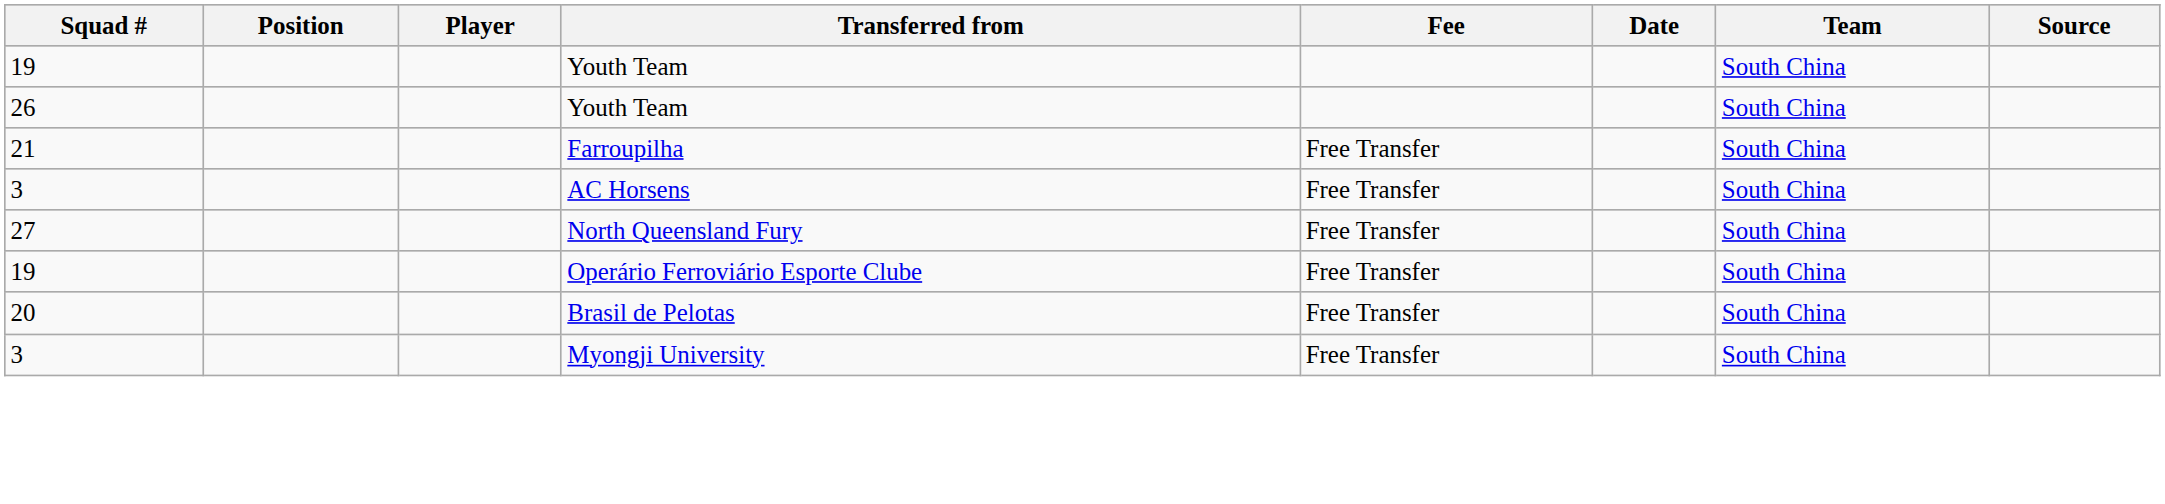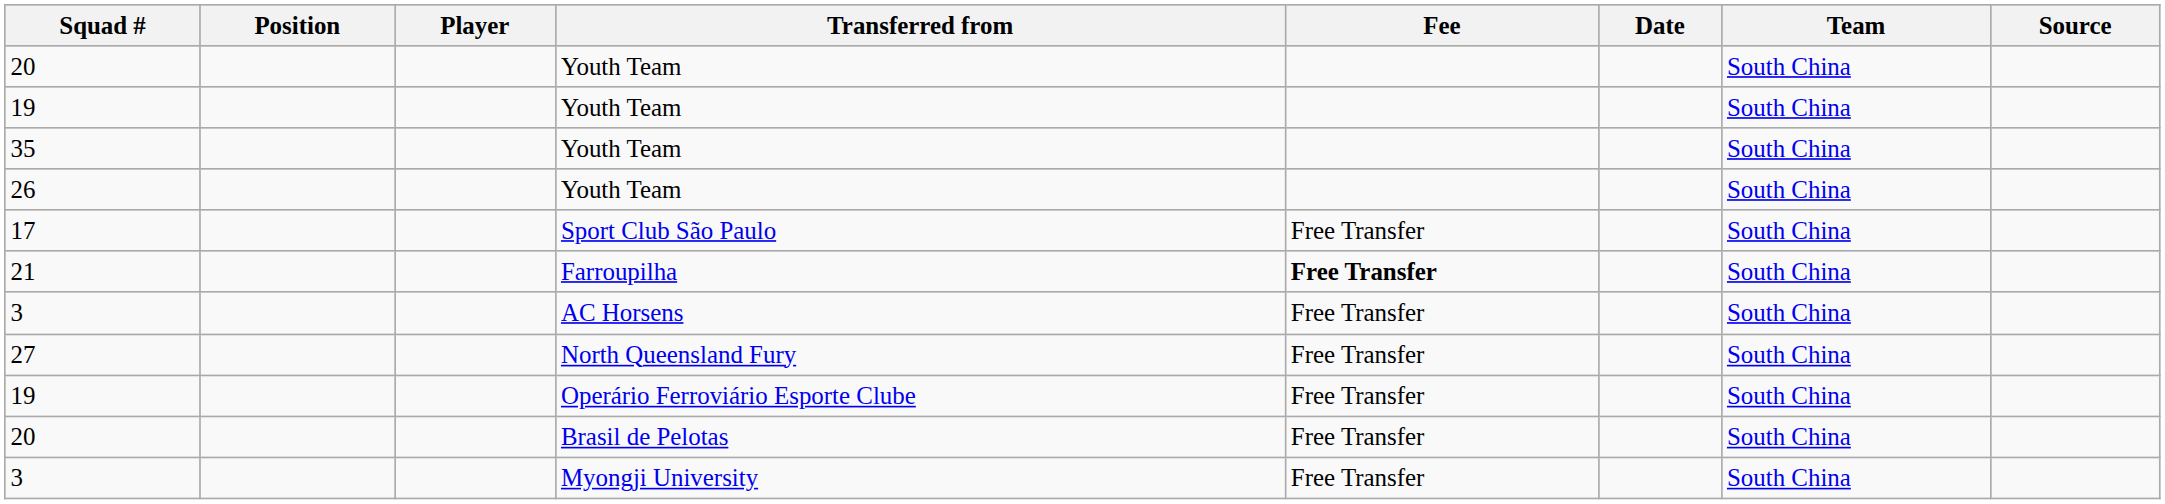+ row: (23, 66)
+ row: (23, 148)
+ row: (23, 230)
(1372, 148) normal -> (1364, 271) bold
